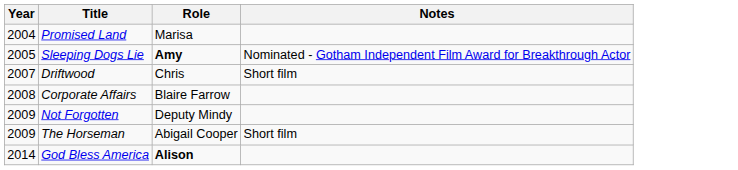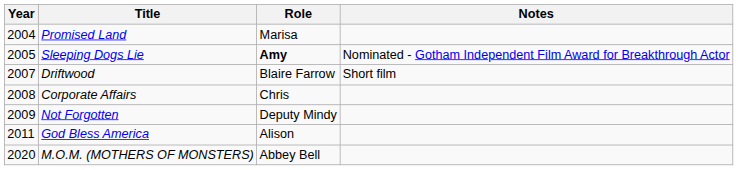(170, 74) Chris -> (297, 74) Blaire Farrow
(192, 94) Blaire Farrow -> (274, 94) Chris
- row: (83, 134)
(21, 154) 2014 -> (21, 134) 2011
(174, 154) bold -> (277, 134) normal
+ row: (148, 154)
